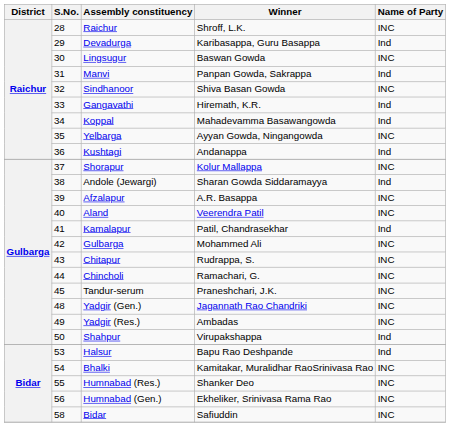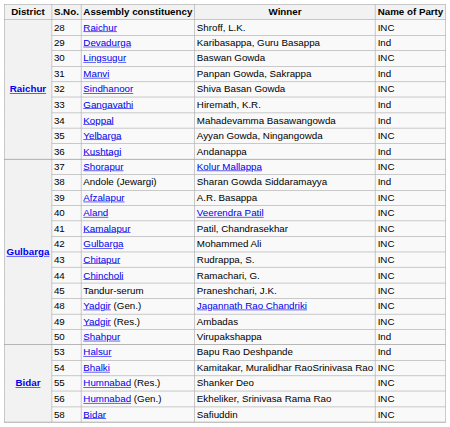(384, 228) Ind -> (386, 228) INC
